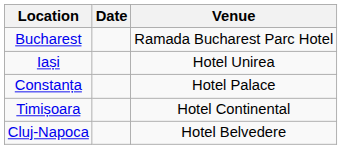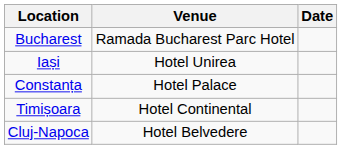columns swapped: (112, 16) <-> (234, 16)
